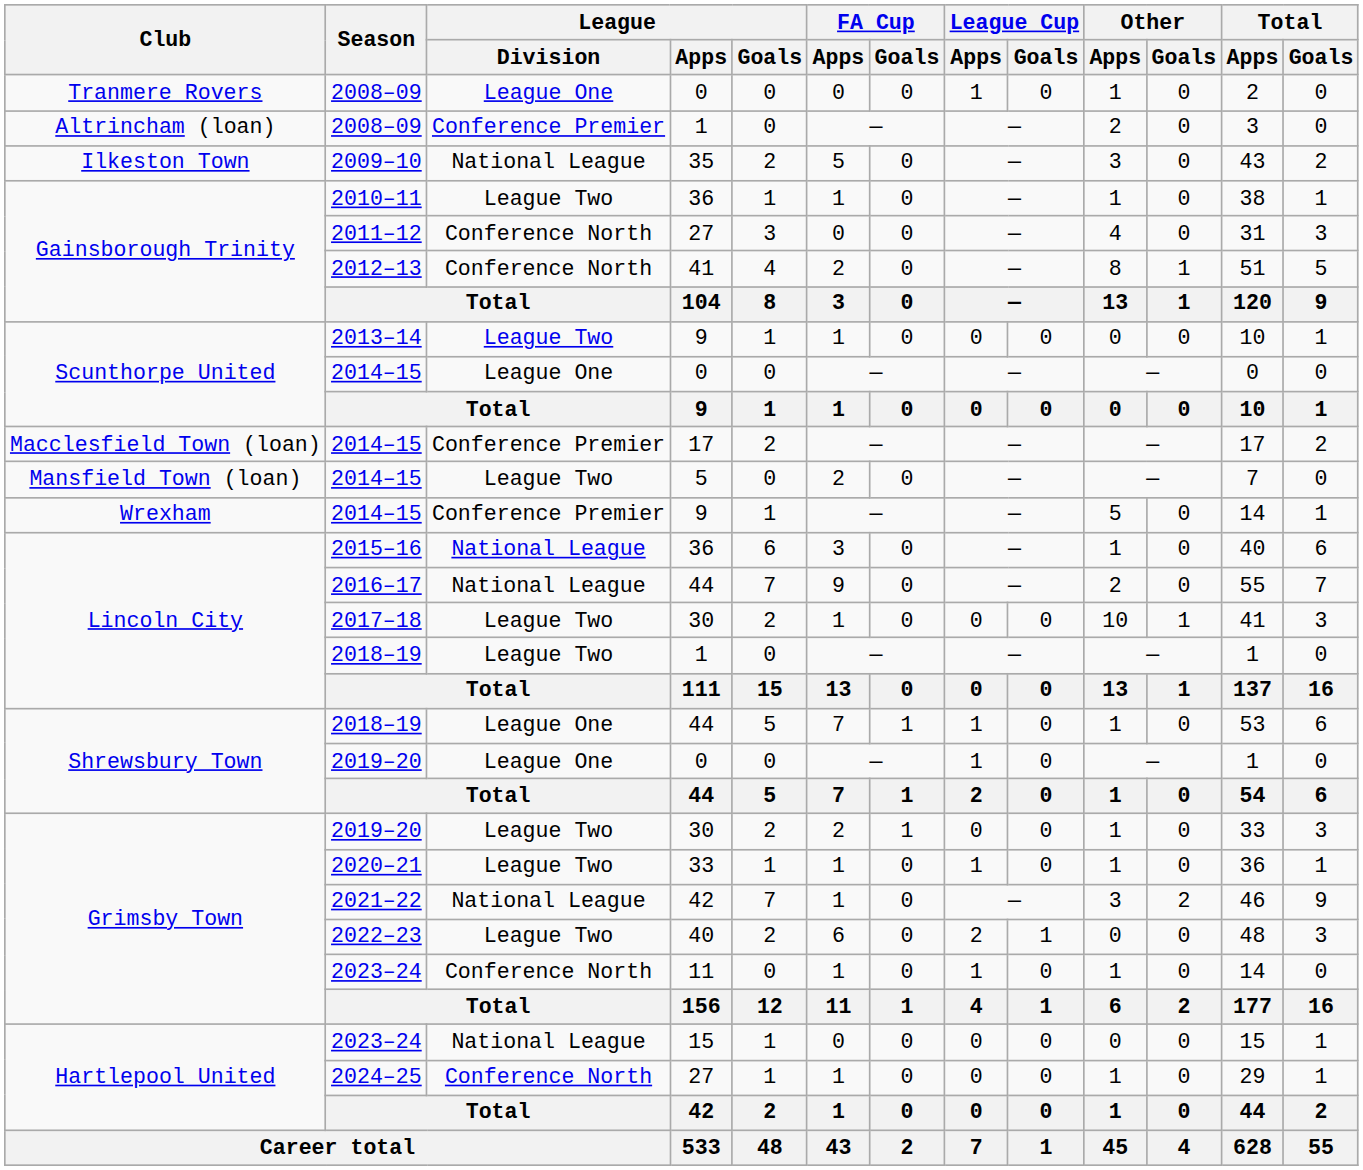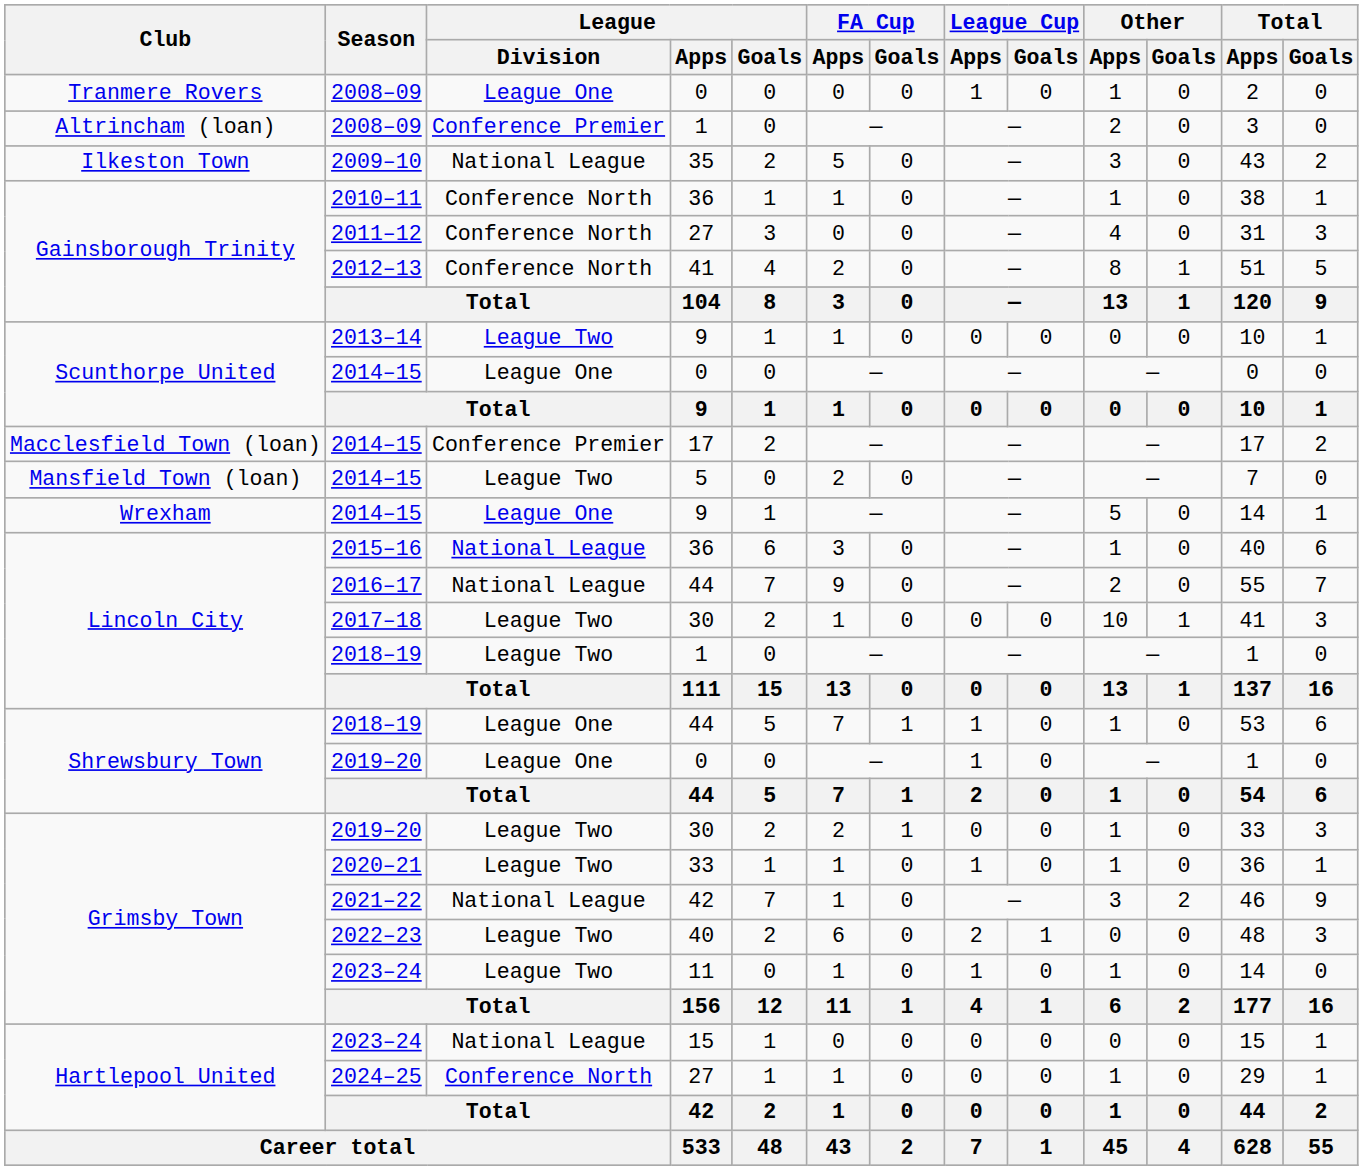(549, 198) League Two -> (549, 198) Conference North
(549, 515) Conference Premier -> (549, 515) League One
(549, 972) Conference North -> (549, 972) League Two
